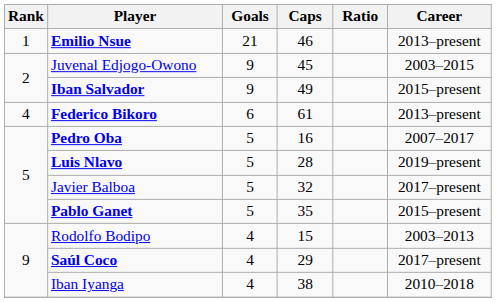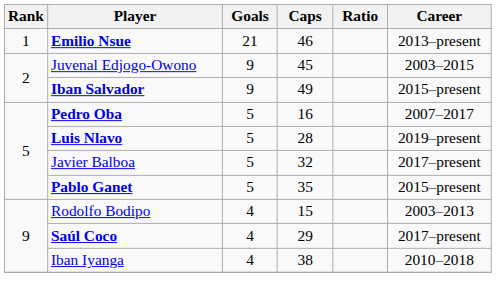- row: (104, 114)
